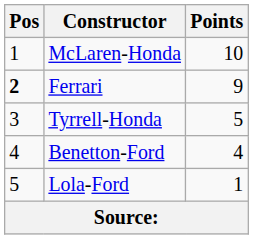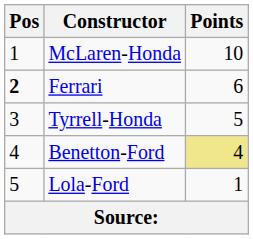(238, 86) 9 -> (238, 86) 6
(238, 152) no background -> (238, 152) khaki background
